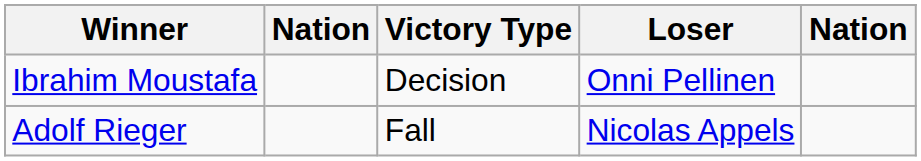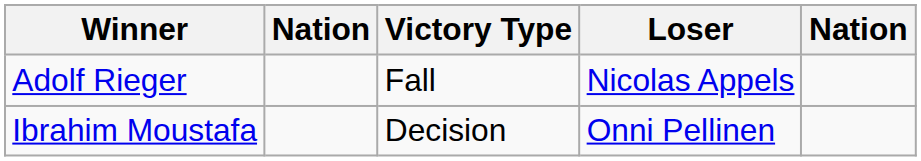rows swapped: (99, 130) <-> (135, 79)
